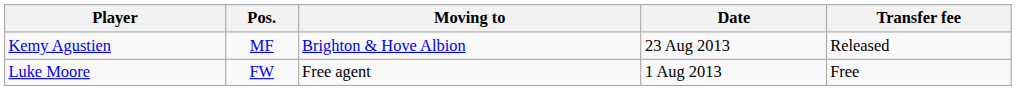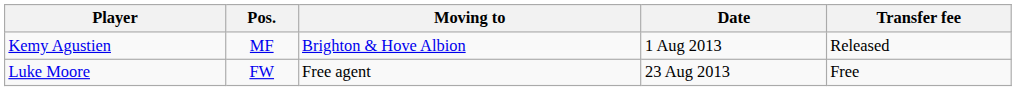(687, 45) 23 Aug 2013 -> (683, 45) 1 Aug 2013
(683, 72) 1 Aug 2013 -> (687, 72) 23 Aug 2013
